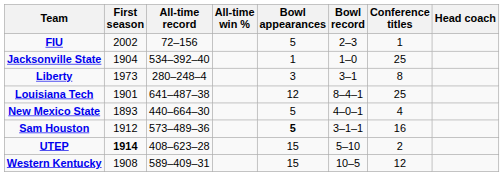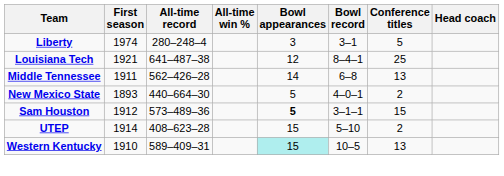- row: (54, 42)
- row: (54, 59)
(125, 77) 1973 -> (125, 42) 1974
(400, 77) 8 -> (400, 42) 5
(125, 94) 1901 -> (125, 59) 1921
+ row: (54, 77)
(400, 111) 4 -> (400, 94) 2
(400, 128) 16 -> (400, 111) 15
(125, 146) bold -> (125, 128) normal
(125, 163) 1908 -> (125, 146) 1910
(293, 163) no background -> (293, 146) paleturquoise background
(400, 163) 12 -> (400, 146) 13
